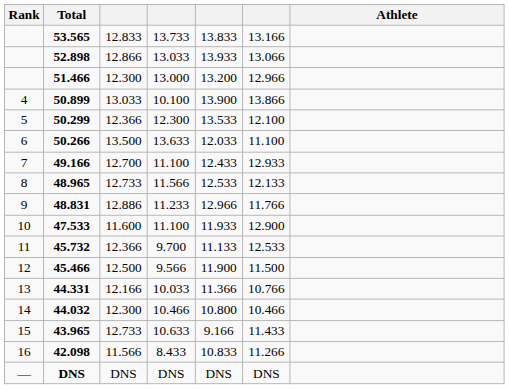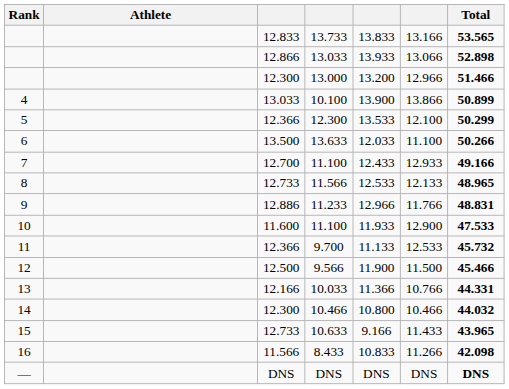columns swapped: (397, 15) <-> (72, 15)
